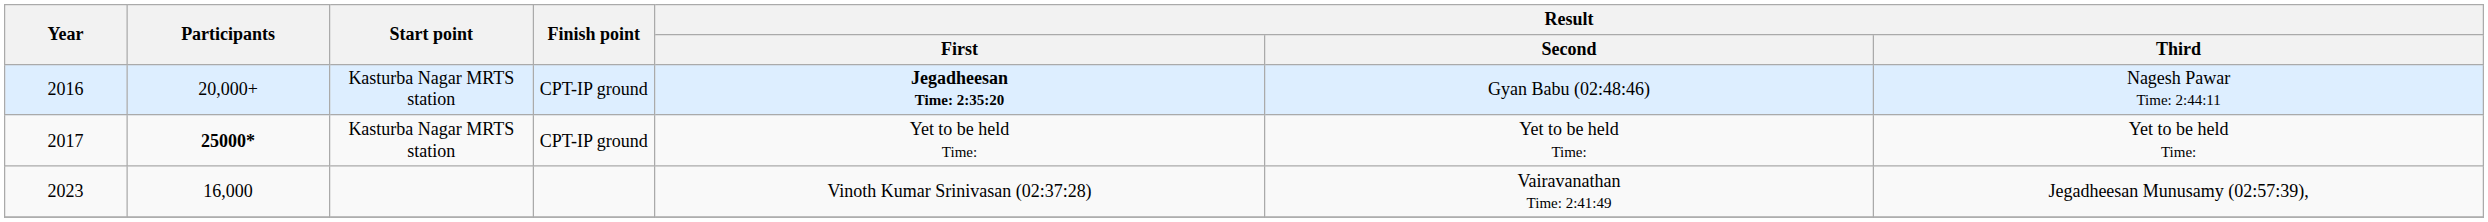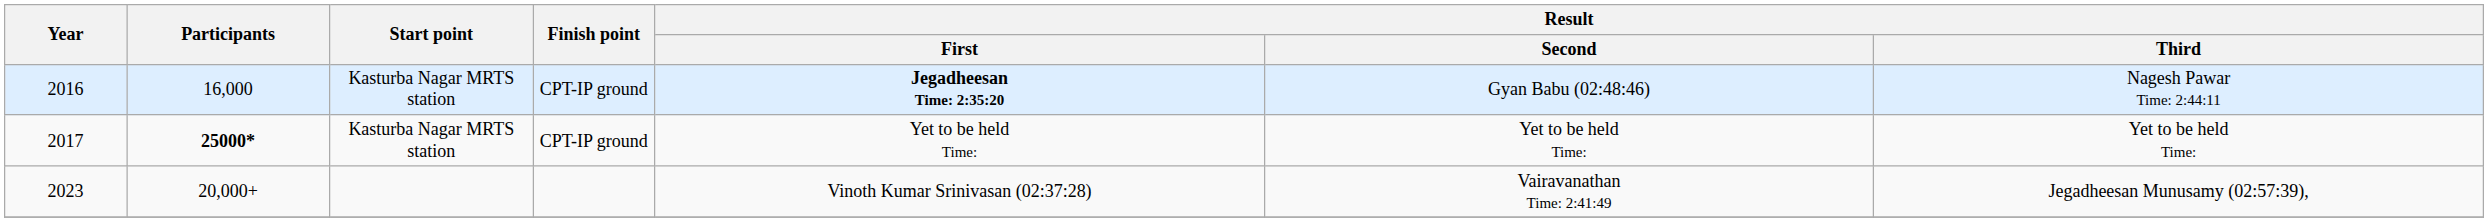(228, 89) 20,000+ -> (228, 89) 16,000
(228, 191) 16,000 -> (228, 191) 20,000+
